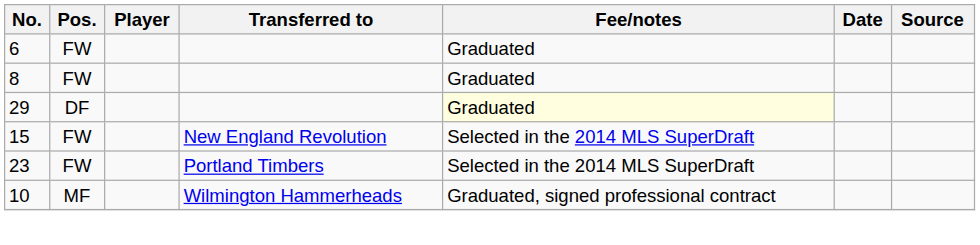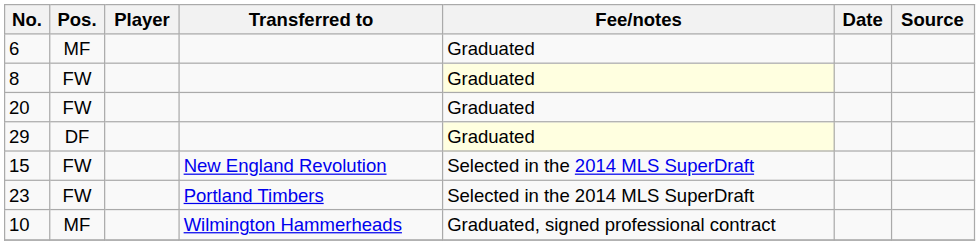(77, 49) FW -> (77, 49) MF
(491, 78) no background -> (491, 78) lightyellow background
+ row: (19, 108)
